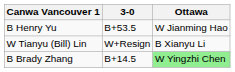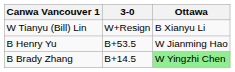rows swapped: (32, 28) <-> (47, 43)
